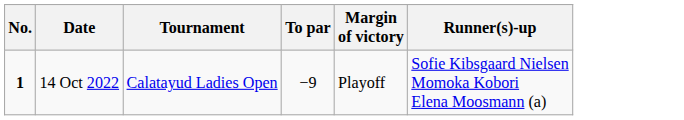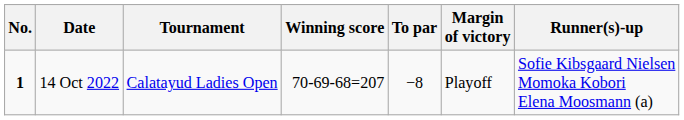+ column: (335, 27)
(308, 82) −9 -> (415, 82) −8
